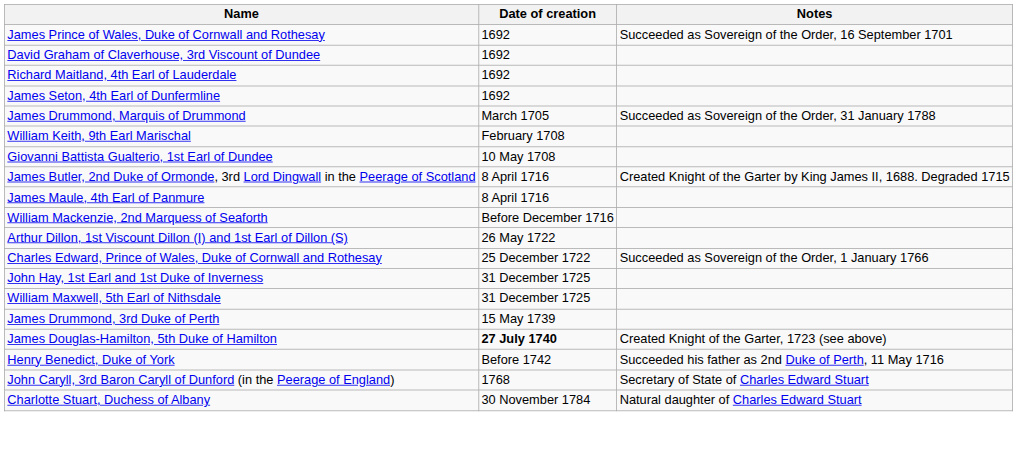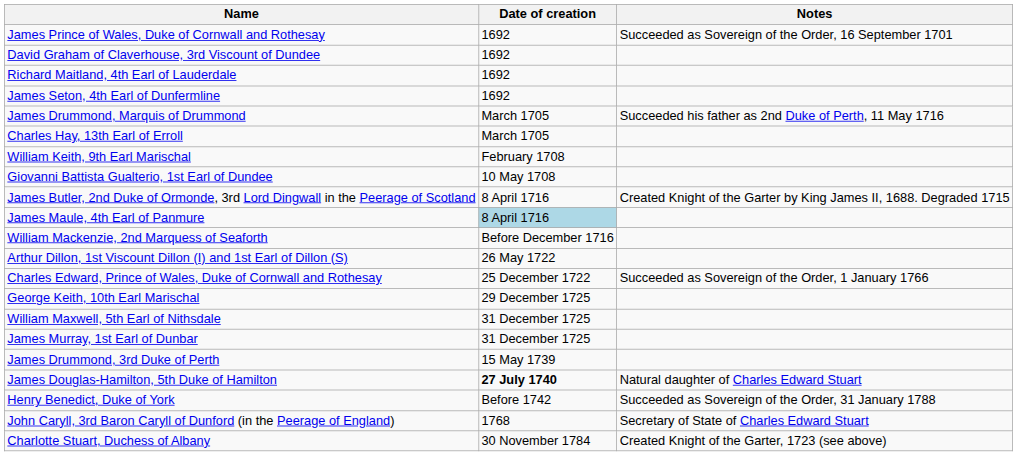(778, 116) Succeeded as Sovereign of the Order, 31 January 1788 -> (782, 116) Succeeded his father as 2nd Duke of Perth, 11 May 1716
+ row: (95, 136)
(515, 197) no background -> (515, 217) lightblue background
+ row: (103, 298)
- row: (135, 278)
+ row: (103, 339)
(753, 339) Created Knight of the Garter, 1723 (see above) -> (741, 380) Natural daughter of Charles Edward Stuart
(782, 359) Succeeded his father as 2nd Duke of Perth, 11 May 1716 -> (778, 400) Succeeded as Sovereign of the Order, 31 January 1788
(741, 400) Natural daughter of Charles Edward Stuart -> (753, 440) Created Knight of the Garter, 1723 (see above)
